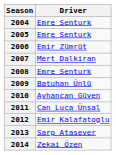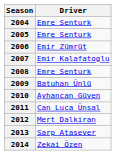(66, 59) Mert Dalkiran -> (73, 59) Emir Kalafatoglu
(73, 120) Emir Kalafatoglu -> (66, 120) Mert Dalkiran
